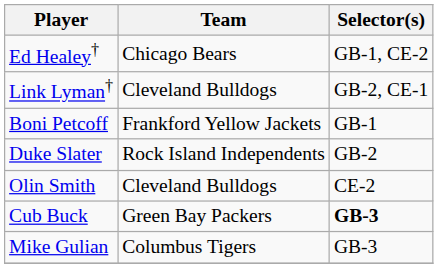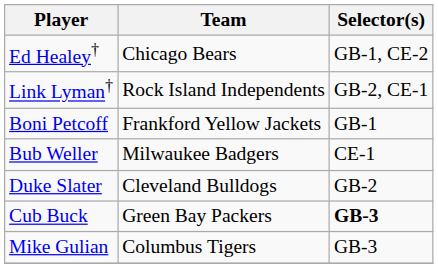(199, 89) Cleveland Bulldogs -> (224, 89) Rock Island Independents
+ row: (53, 154)
(224, 154) Rock Island Independents -> (199, 185) Cleveland Bulldogs
- row: (52, 185)
